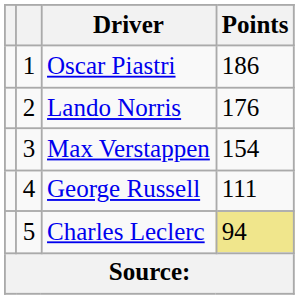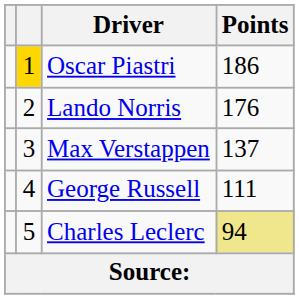(29, 66) no background -> (29, 66) gold background
(240, 148) 154 -> (240, 148) 137
